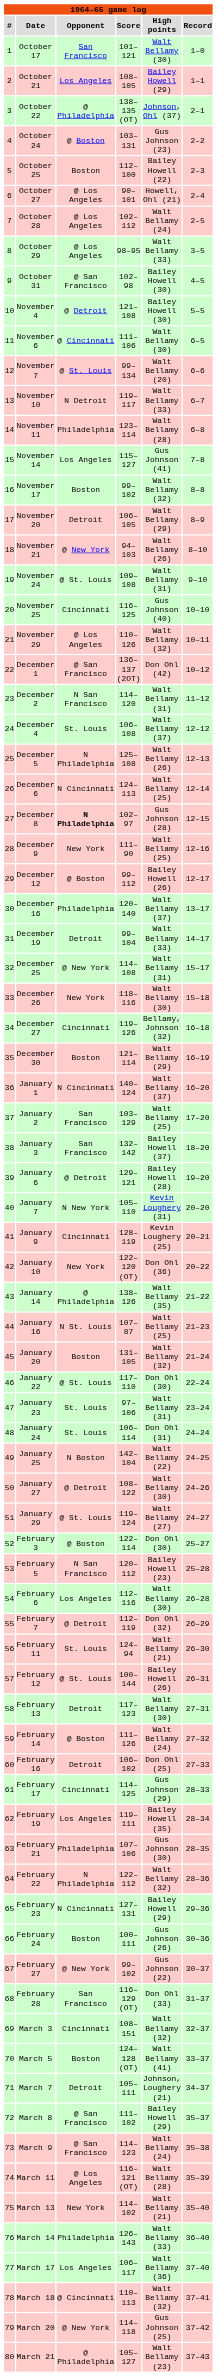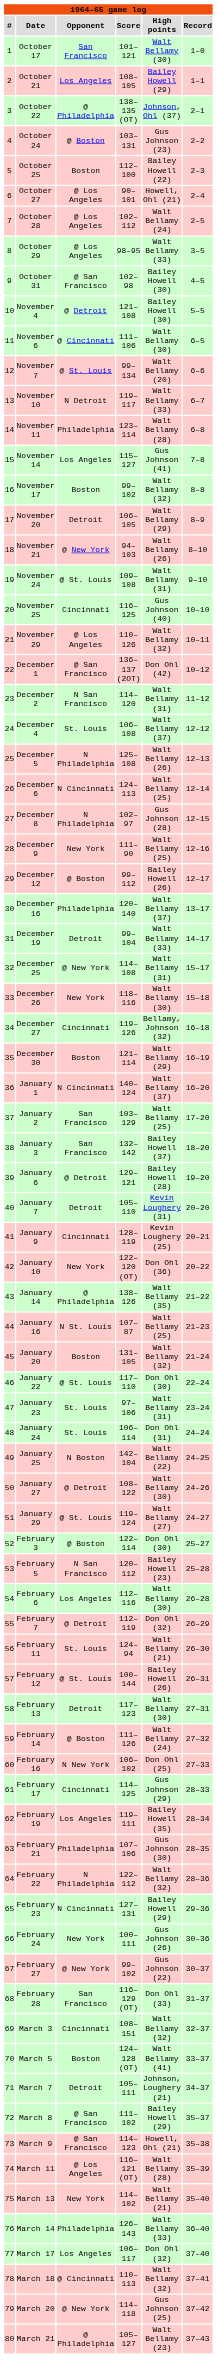(86, 818) bold -> (86, 818) normal
(86, 1207) N New York -> (86, 1207) Detroit
(86, 1764) Detroit -> (86, 1764) N New York
(86, 1938) Boston -> (86, 1938) New York
(162, 2148) Walt Bellamy (24) -> (162, 2143) Howell, Ohl (21)
(162, 2267) Walt Bellamy (36) -> (162, 2253) Don Ohl (32)
